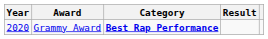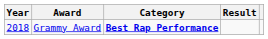(18, 27) 2020 -> (18, 27) 2018
